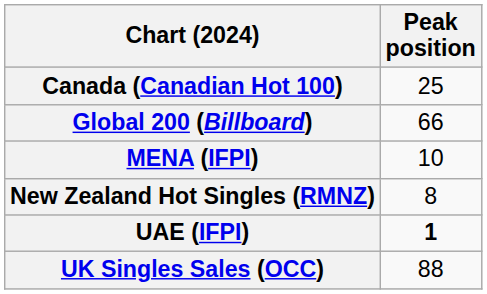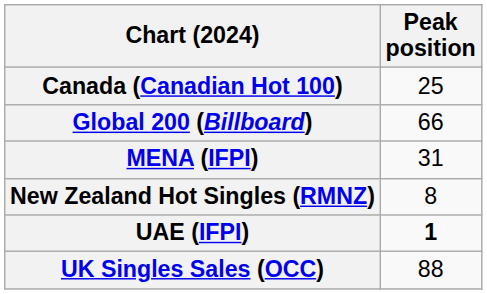(431, 159) 10 -> (431, 159) 31
